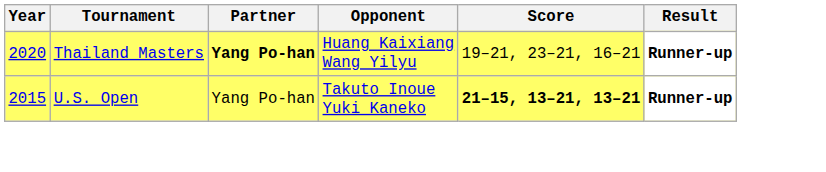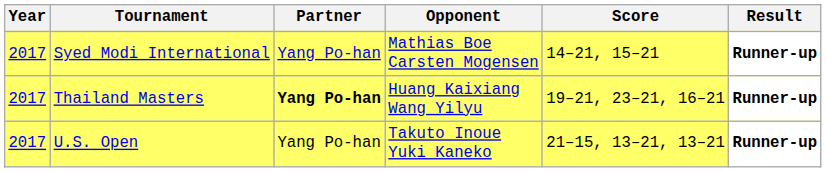+ row: (162, 53)
(27, 53) 2020 -> (27, 98) 2017
(27, 98) 2015 -> (27, 143) 2017
(551, 98) bold -> (636, 143) normal
